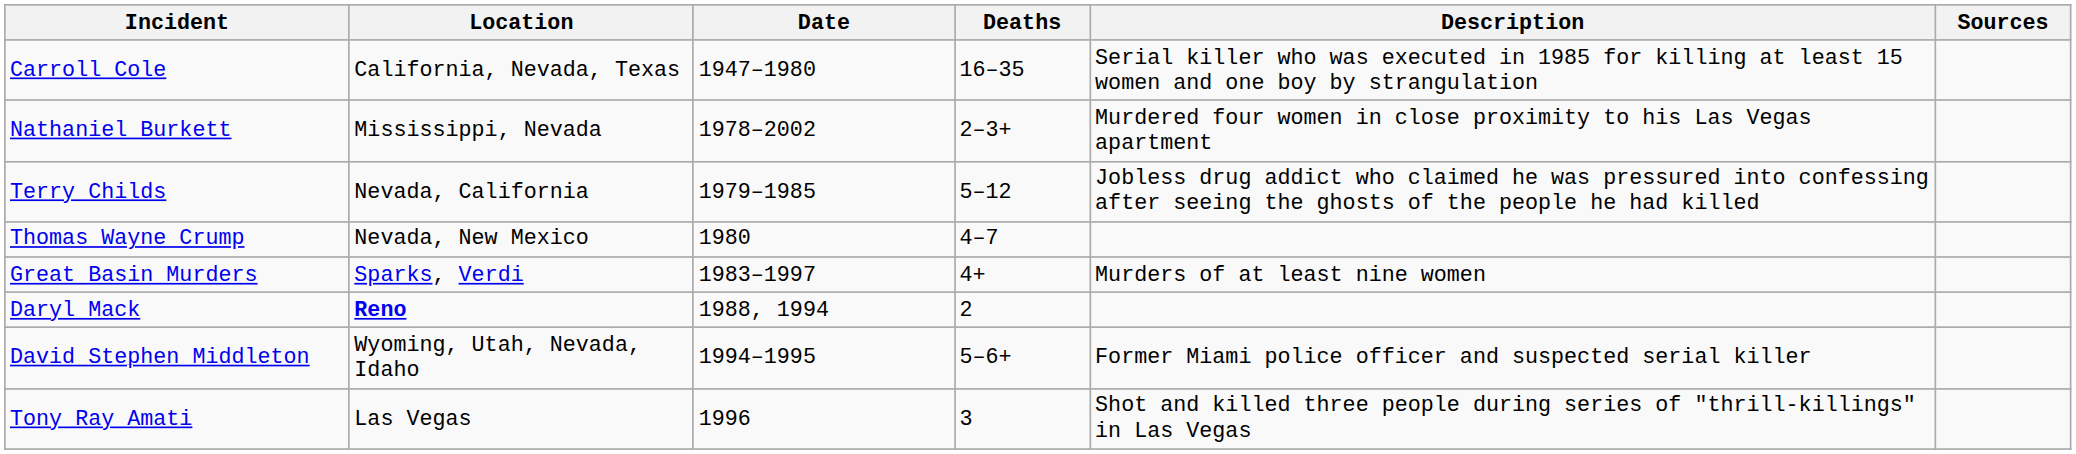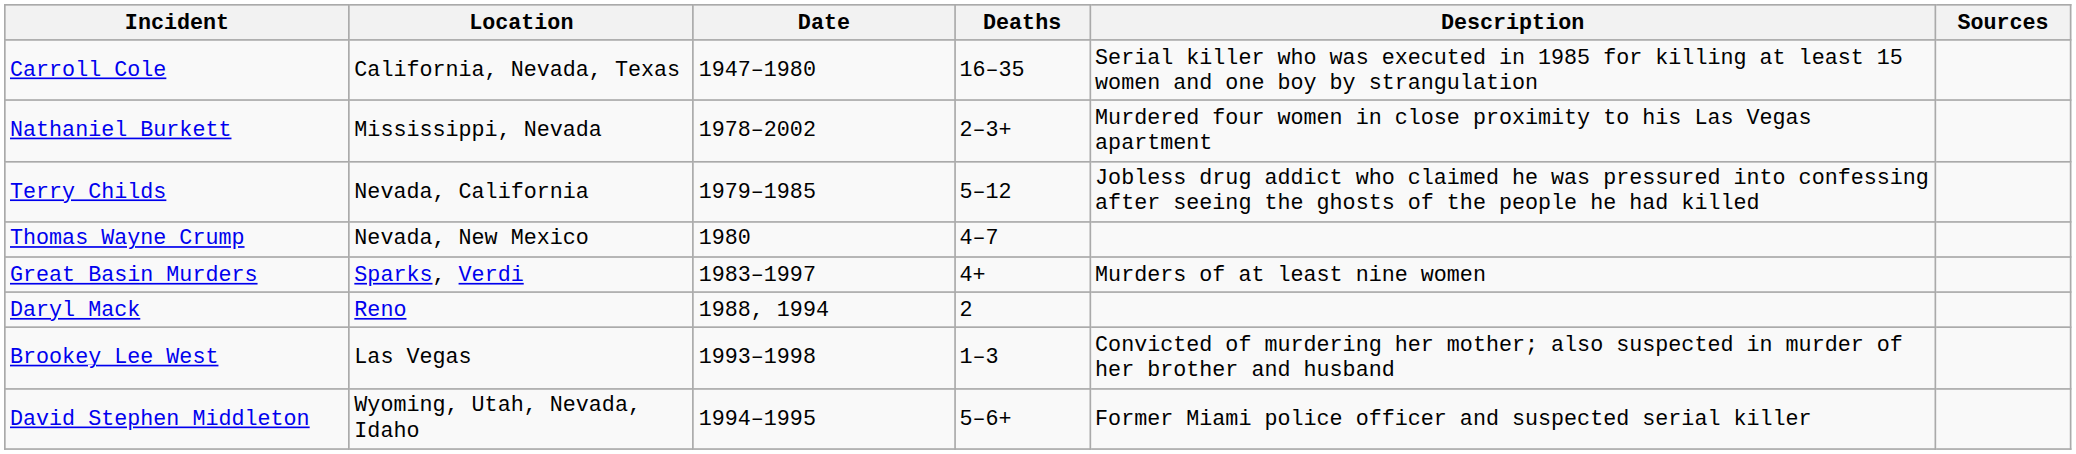(380, 310) bold -> (380, 310) normal
+ row: (114, 358)
- row: (101, 418)
